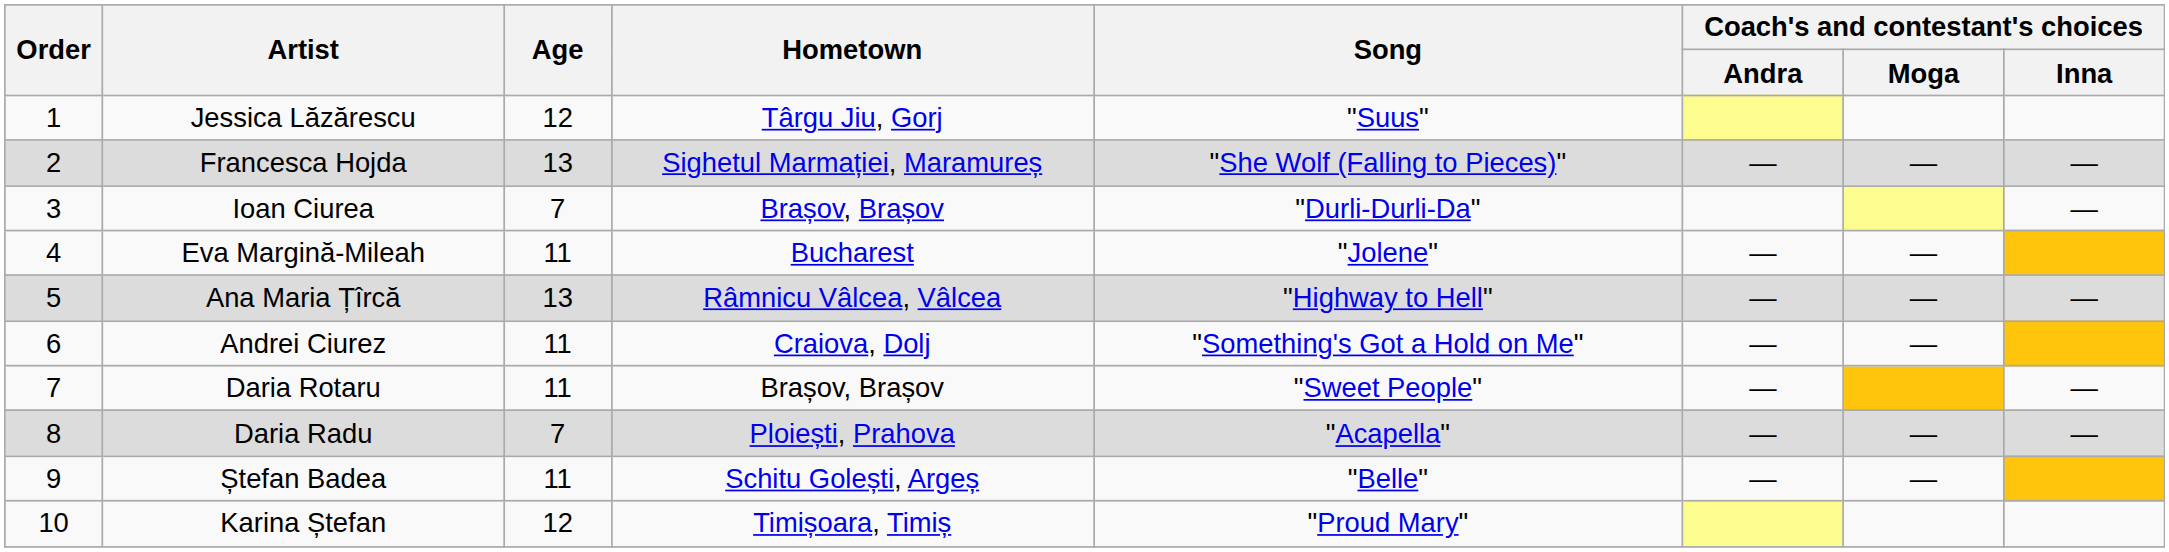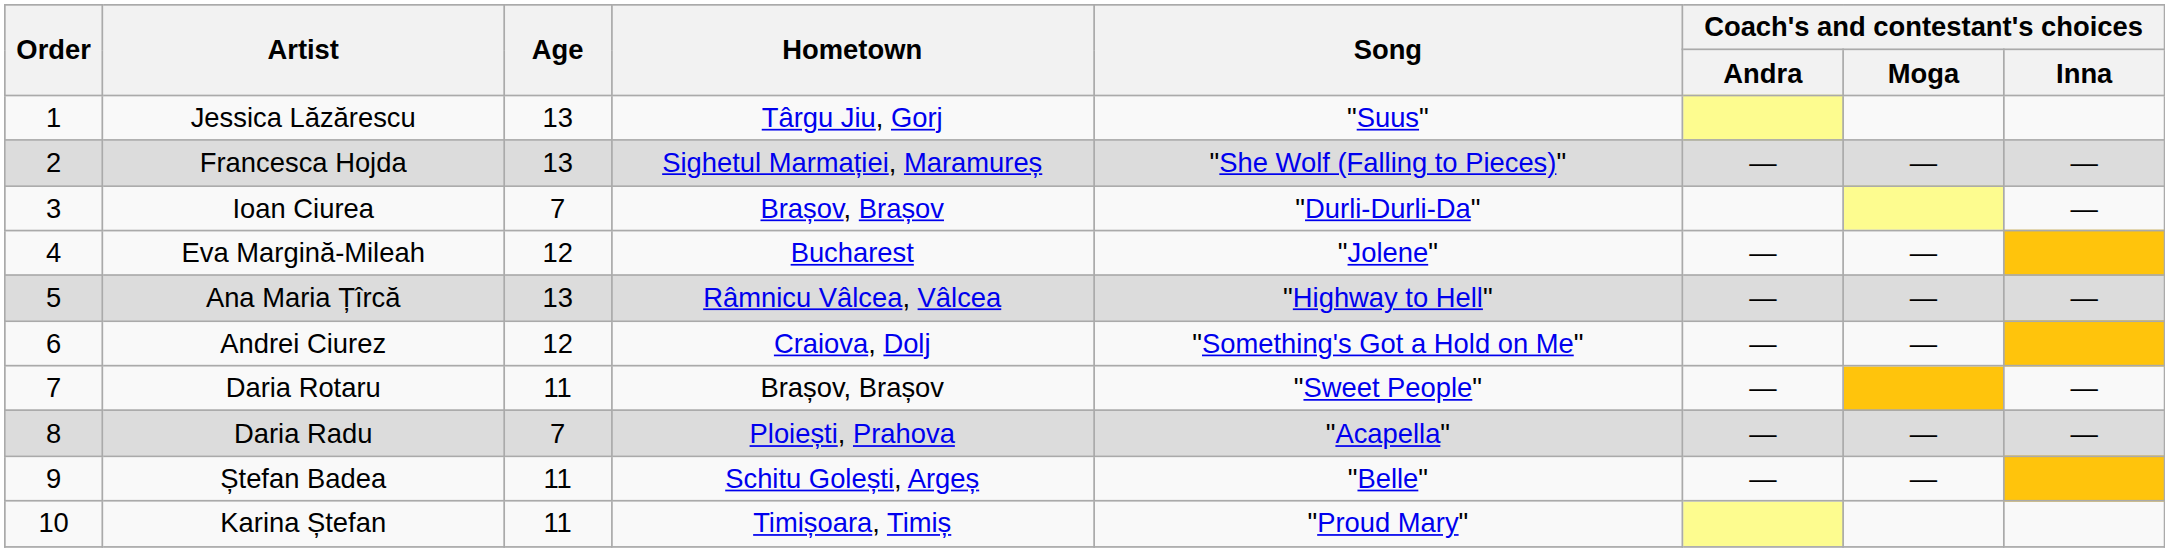(558, 118) 12 -> (558, 118) 13
(558, 253) 11 -> (558, 253) 12
(558, 343) 11 -> (558, 343) 12
(558, 524) 12 -> (558, 524) 11
